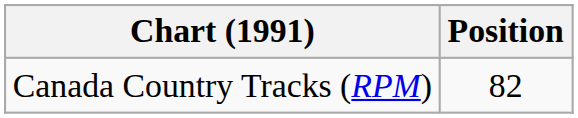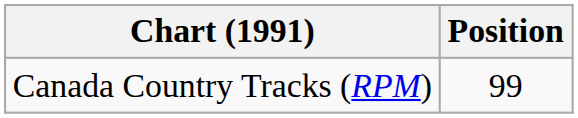(506, 84) 82 -> (506, 84) 99
